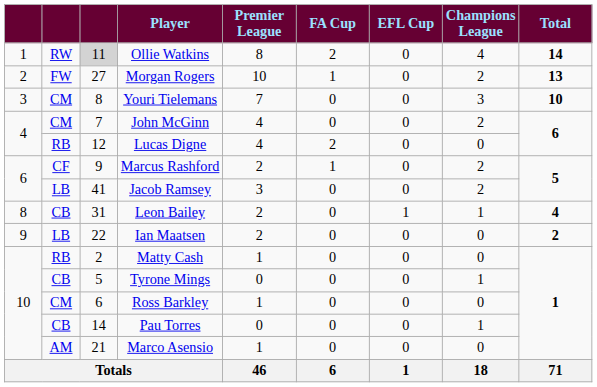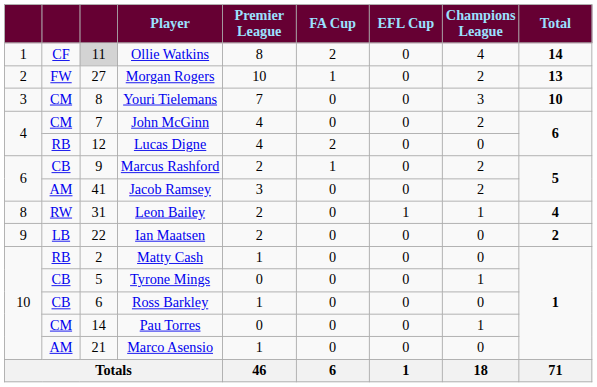(61, 54) RW -> (61, 54) CF
(61, 167) CF -> (61, 167) CB
(61, 189) LB -> (61, 189) AM
(61, 212) CB -> (61, 212) RW
(61, 302) CM -> (61, 302) CB
(61, 325) CB -> (61, 325) CM
